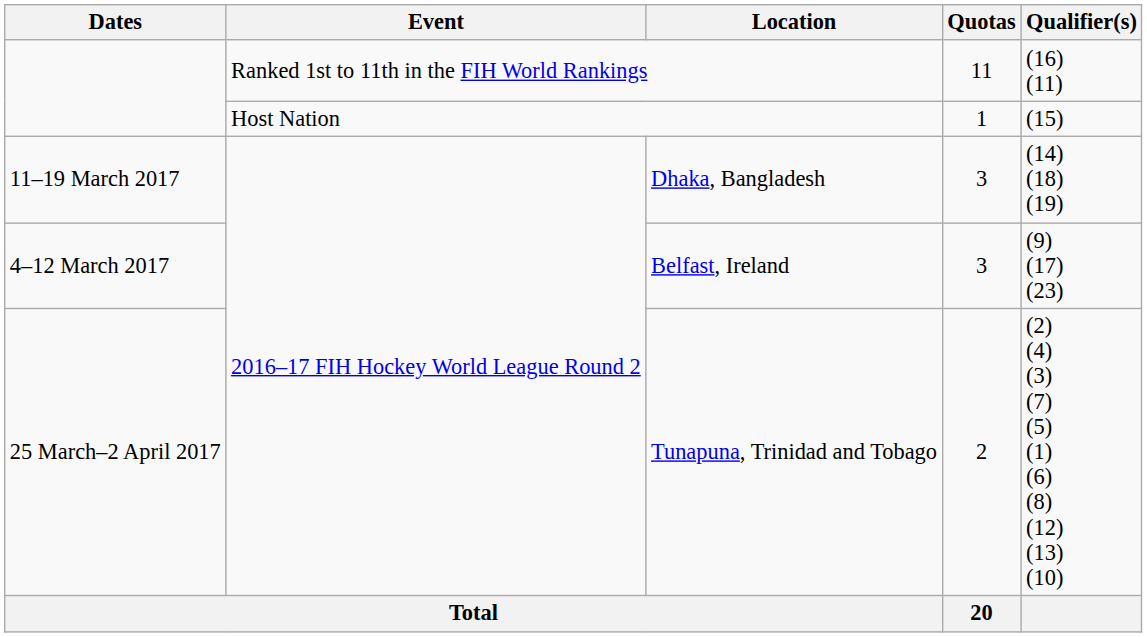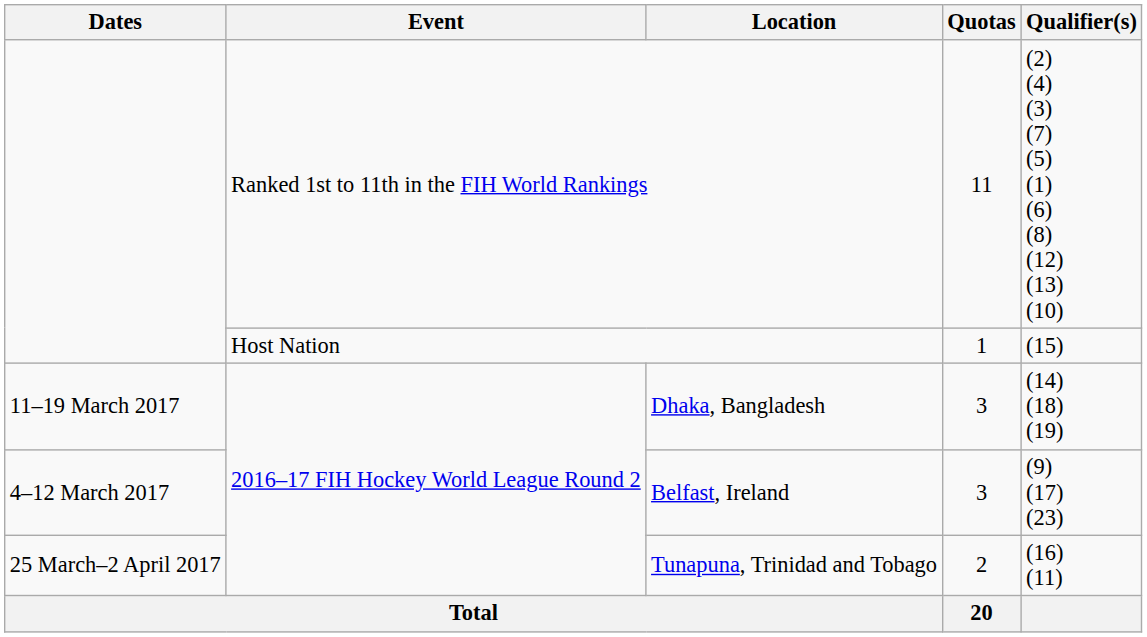(1045, 70) (16) (11) -> (1045, 183) (2) (4) (3) (7) (5) (1) (6) (8) (12) (13) (10)
(1045, 451) (2) (4) (3) (7) (5) (1) (6) (8) (12) (13) (10) -> (1045, 565) (16) (11)
